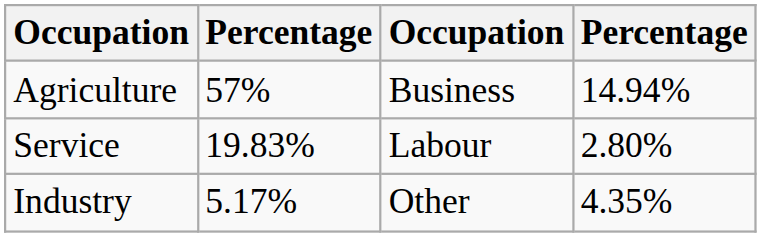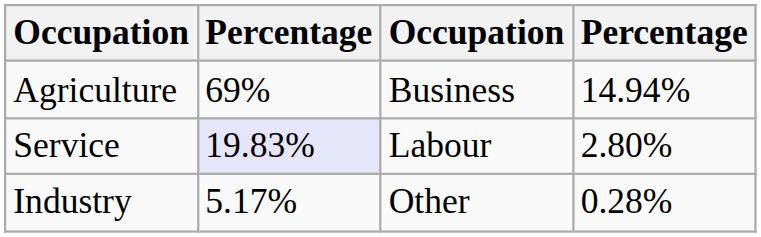(238, 88) 57% -> (238, 88) 69%
(260, 145) no background -> (260, 145) lavender background
(627, 201) 4.35% -> (627, 201) 0.28%
